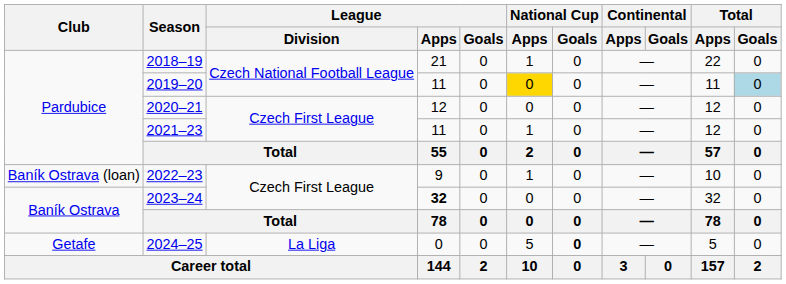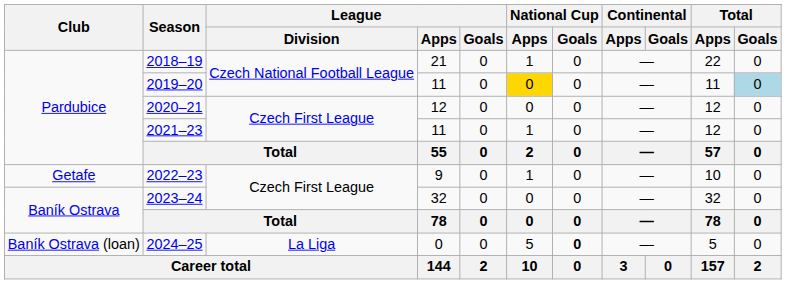(74, 175) Baník Ostrava (loan) -> (74, 175) Getafe
(439, 198) bold -> (439, 198) normal
(74, 244) Getafe -> (74, 244) Baník Ostrava (loan)
